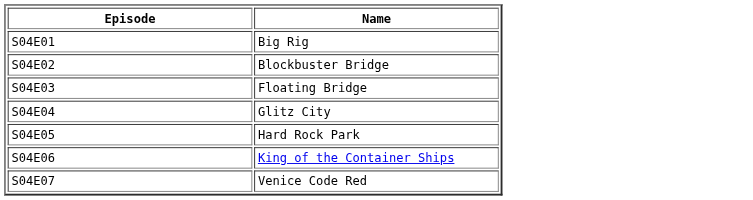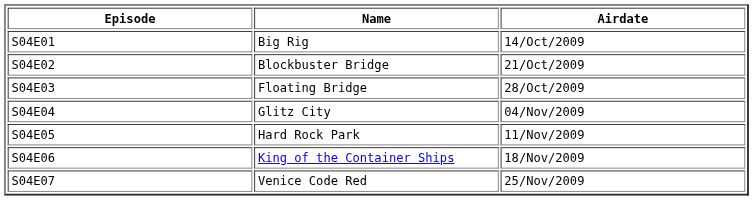+ column: (623, 18)
